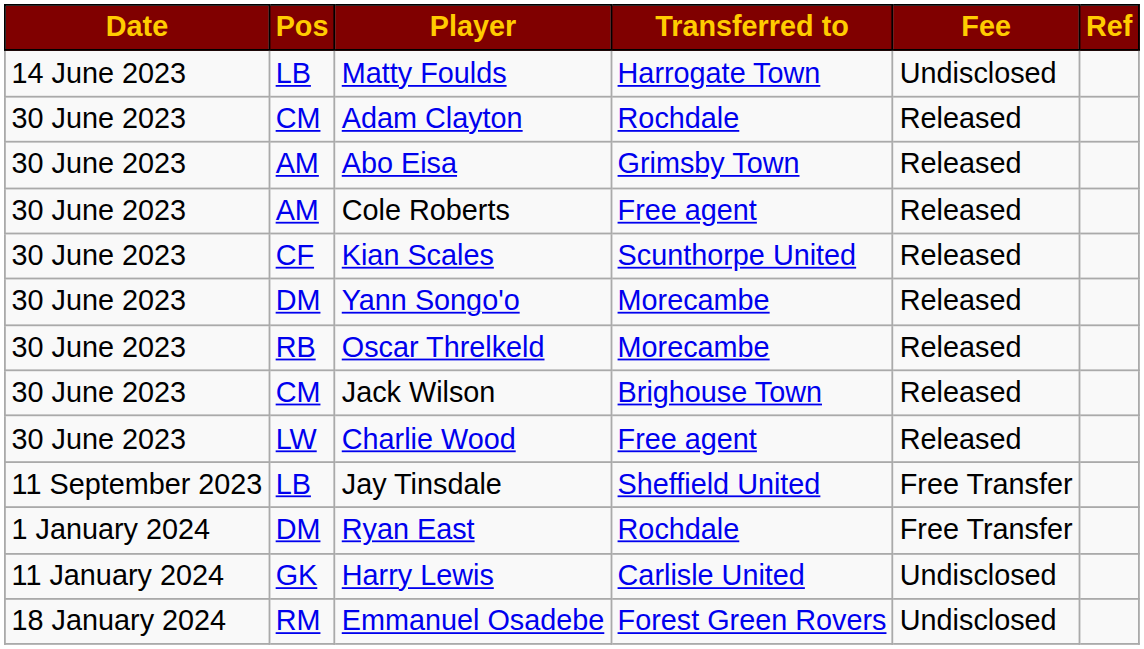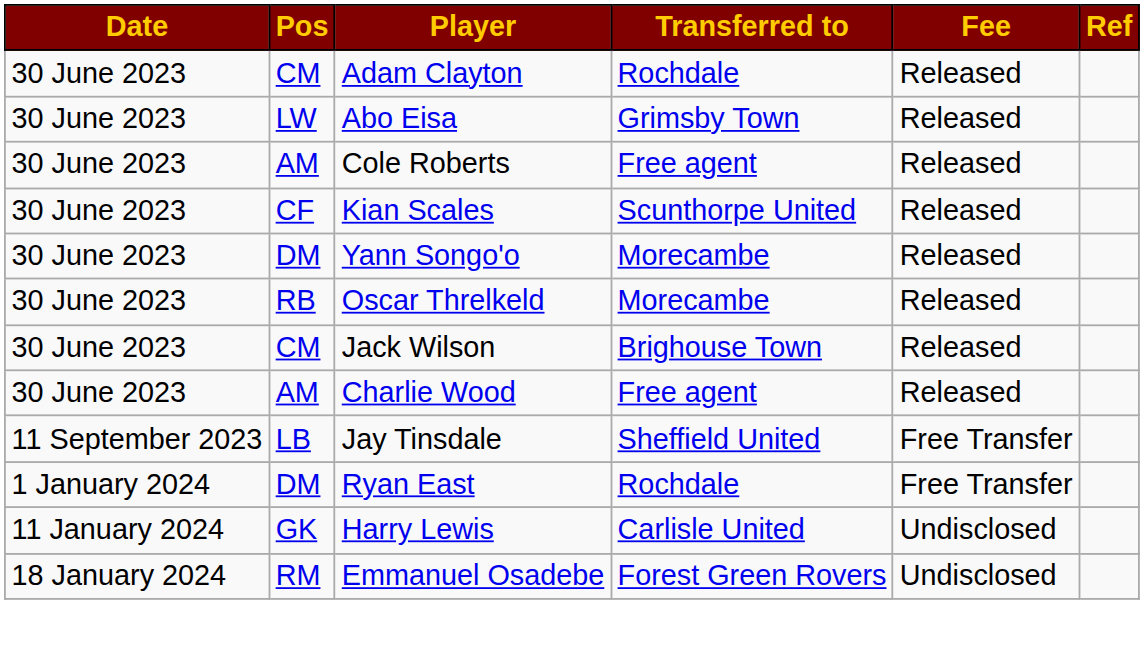- row: (424, 73)
(297, 164) AM -> (296, 118) LW
(296, 438) LW -> (297, 392) AM
